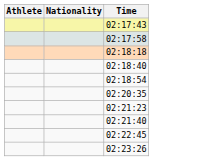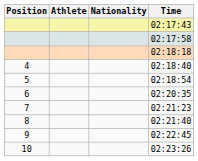+ column: (27, 11)
